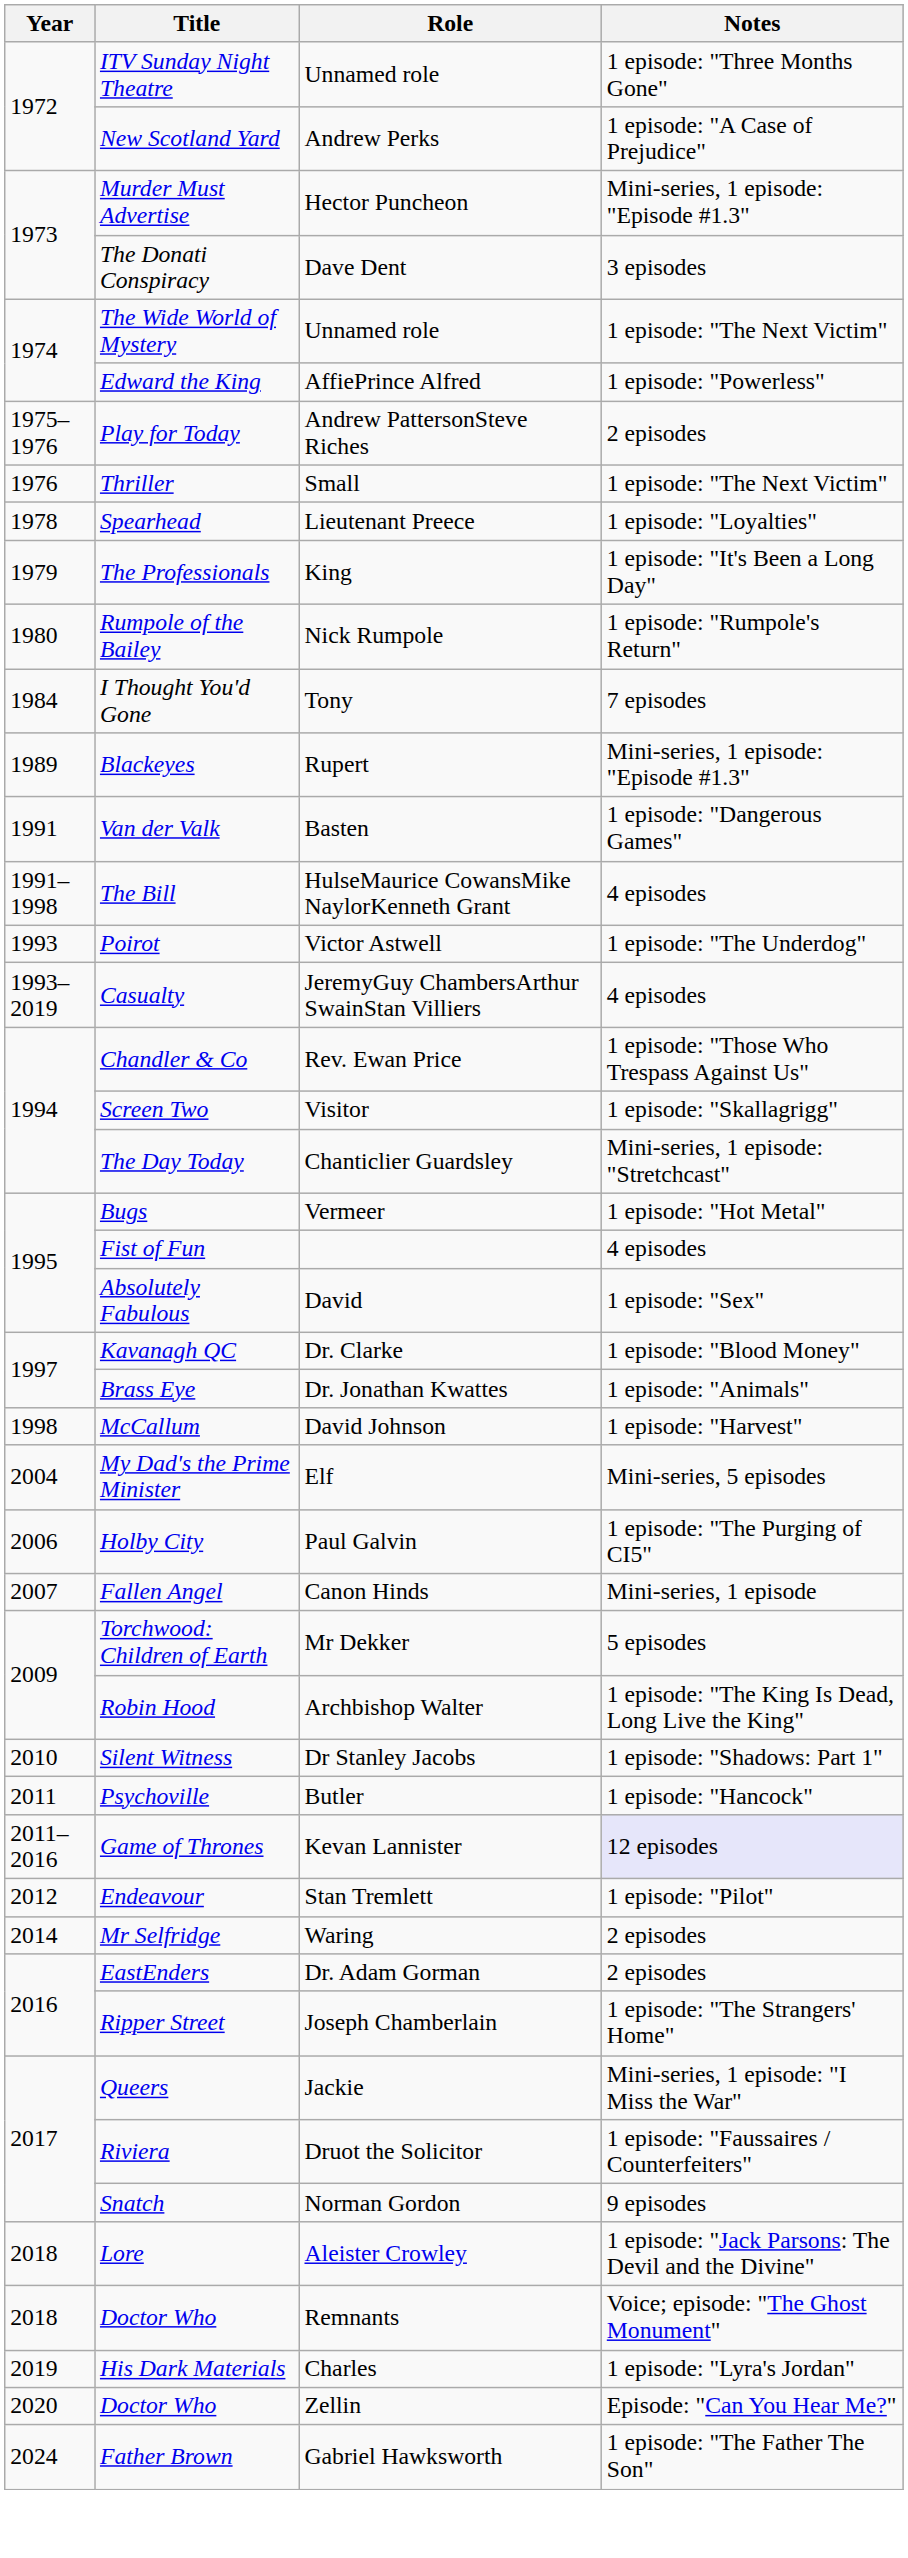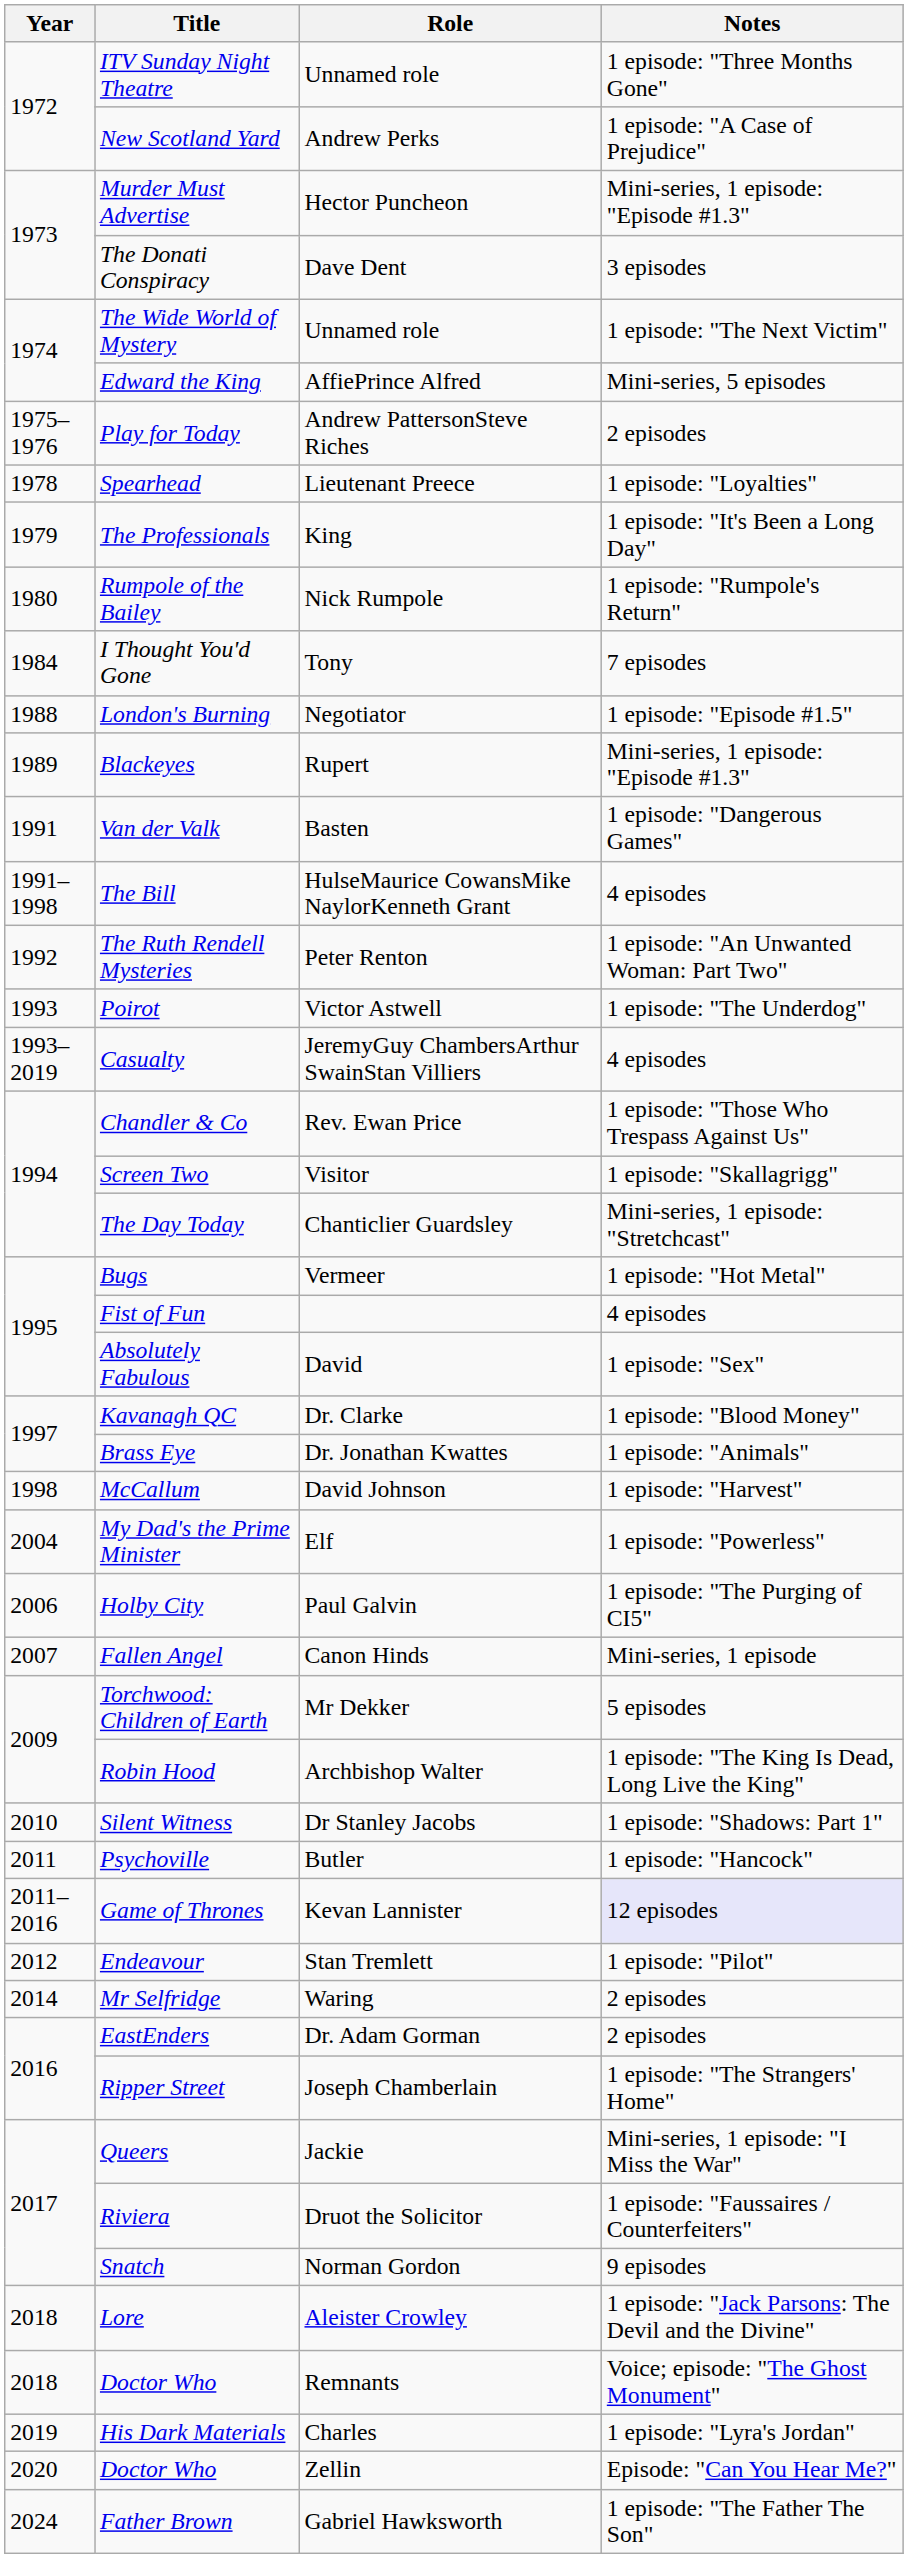(716, 381) 1 episode: "Powerless" -> (716, 381) Mini-series, 5 episodes
- row: (137, 483)
+ row: (185, 713)
+ row: (182, 957)
(716, 1476) Mini-series, 5 episodes -> (716, 1541) 1 episode: "Powerless"
